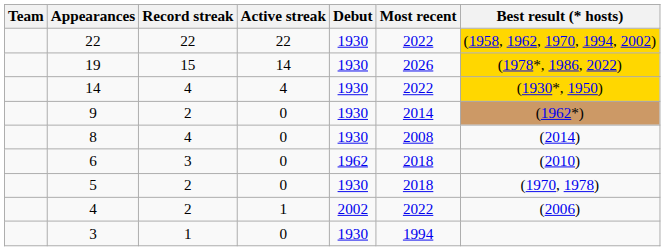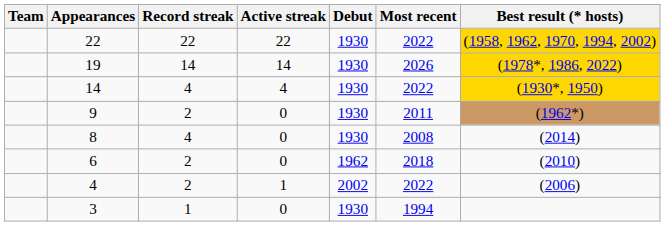(188, 64) 15 -> (188, 64) 14
(418, 112) 2014 -> (418, 112) 2011
(188, 161) 3 -> (188, 161) 2
- row: (93, 185)
